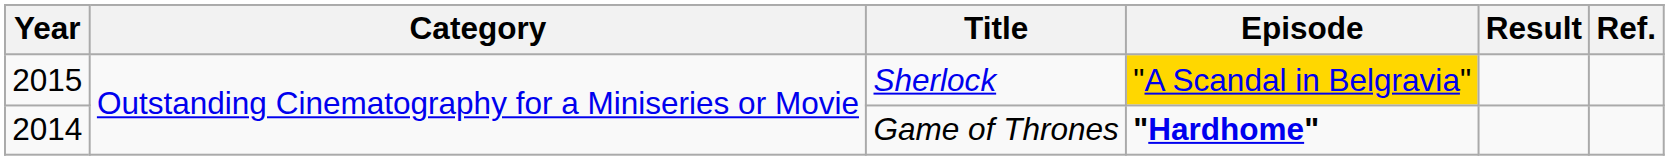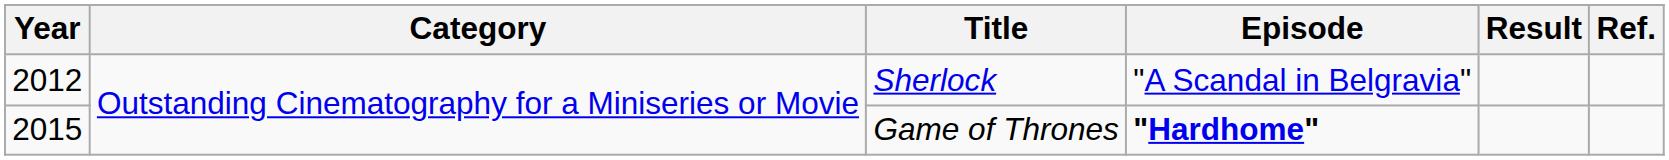(47, 79) 2015 -> (47, 79) 2012
(1302, 79) gold background -> (1302, 79) no background
(47, 129) 2014 -> (47, 129) 2015
